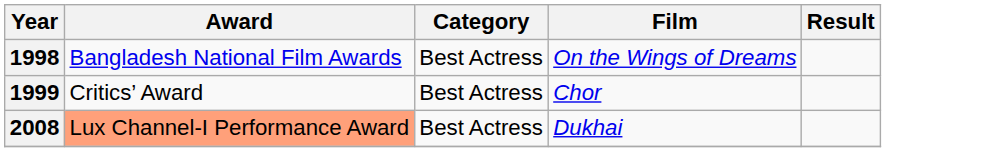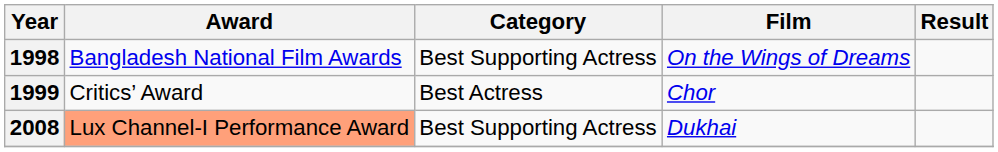(481, 57) Best Actress -> (538, 57) Best Supporting Actress
(481, 127) Best Actress -> (538, 127) Best Supporting Actress
